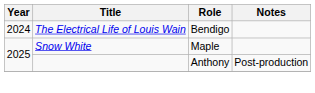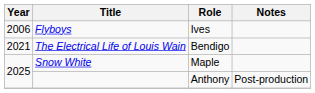+ row: (53, 29)
(19, 29) 2024 -> (19, 46) 2021
